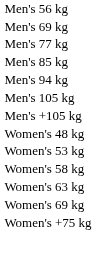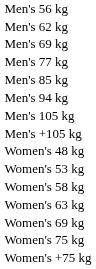+ row: (36, 26)
+ row: (44, 240)
